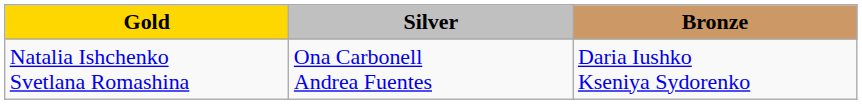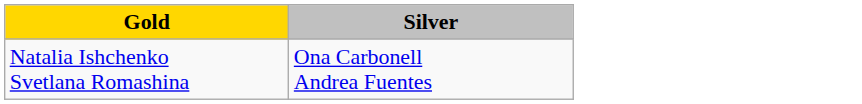- column: (715, 21)
